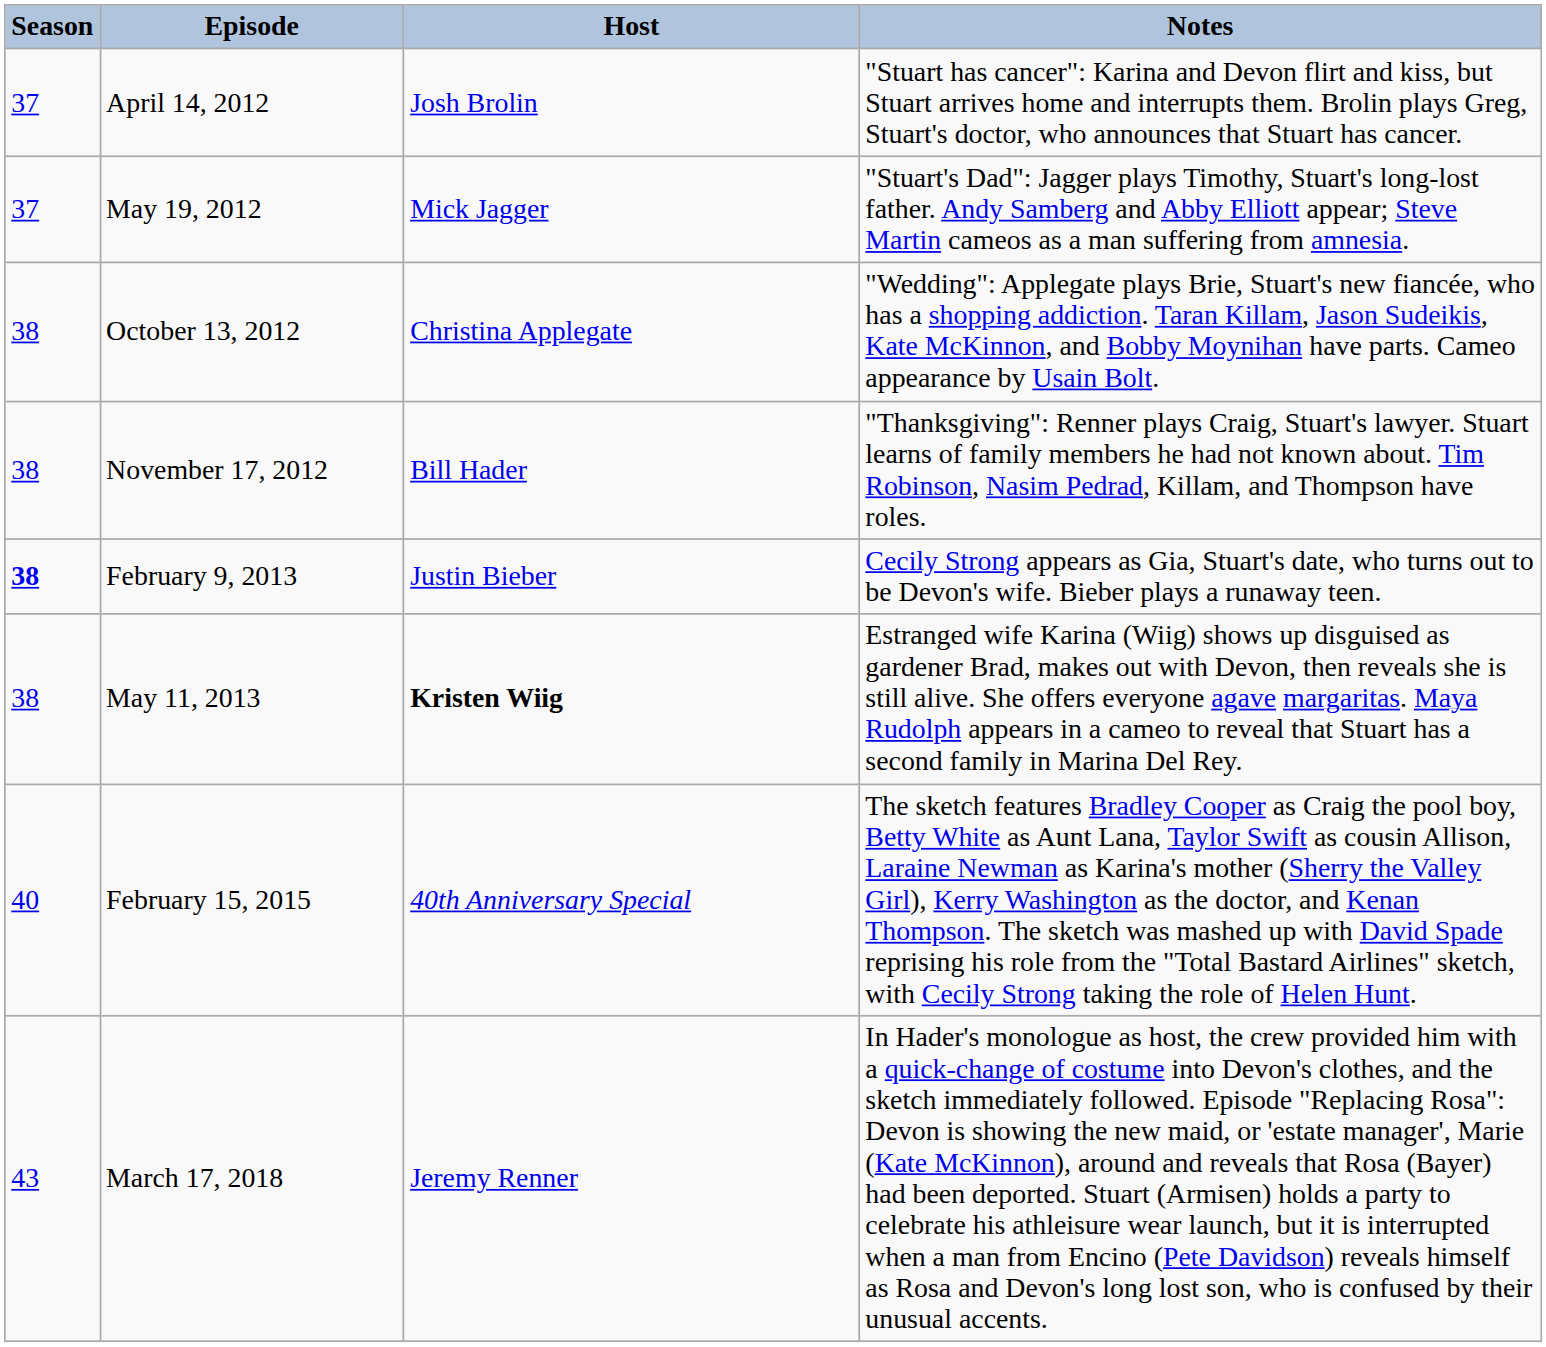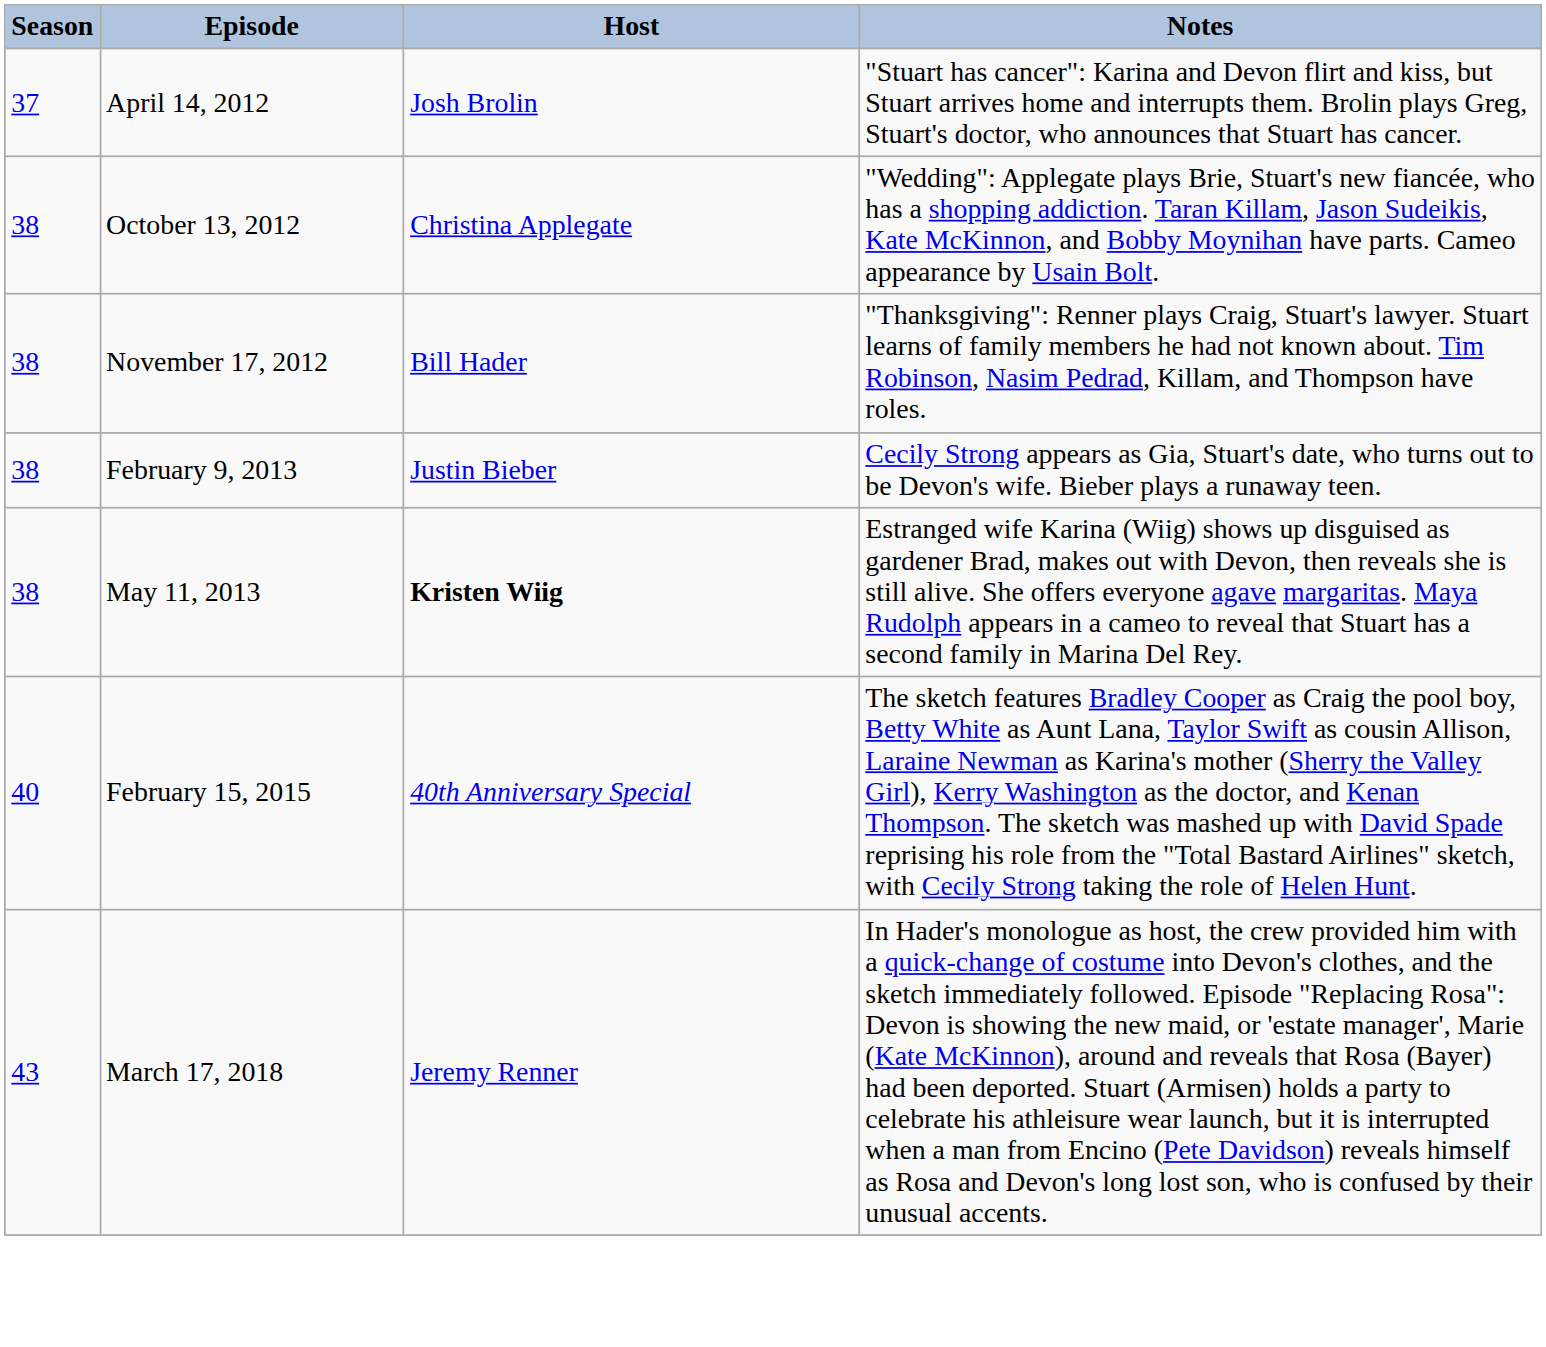- row: (184, 208)
(25, 576) bold -> (25, 469) normal
